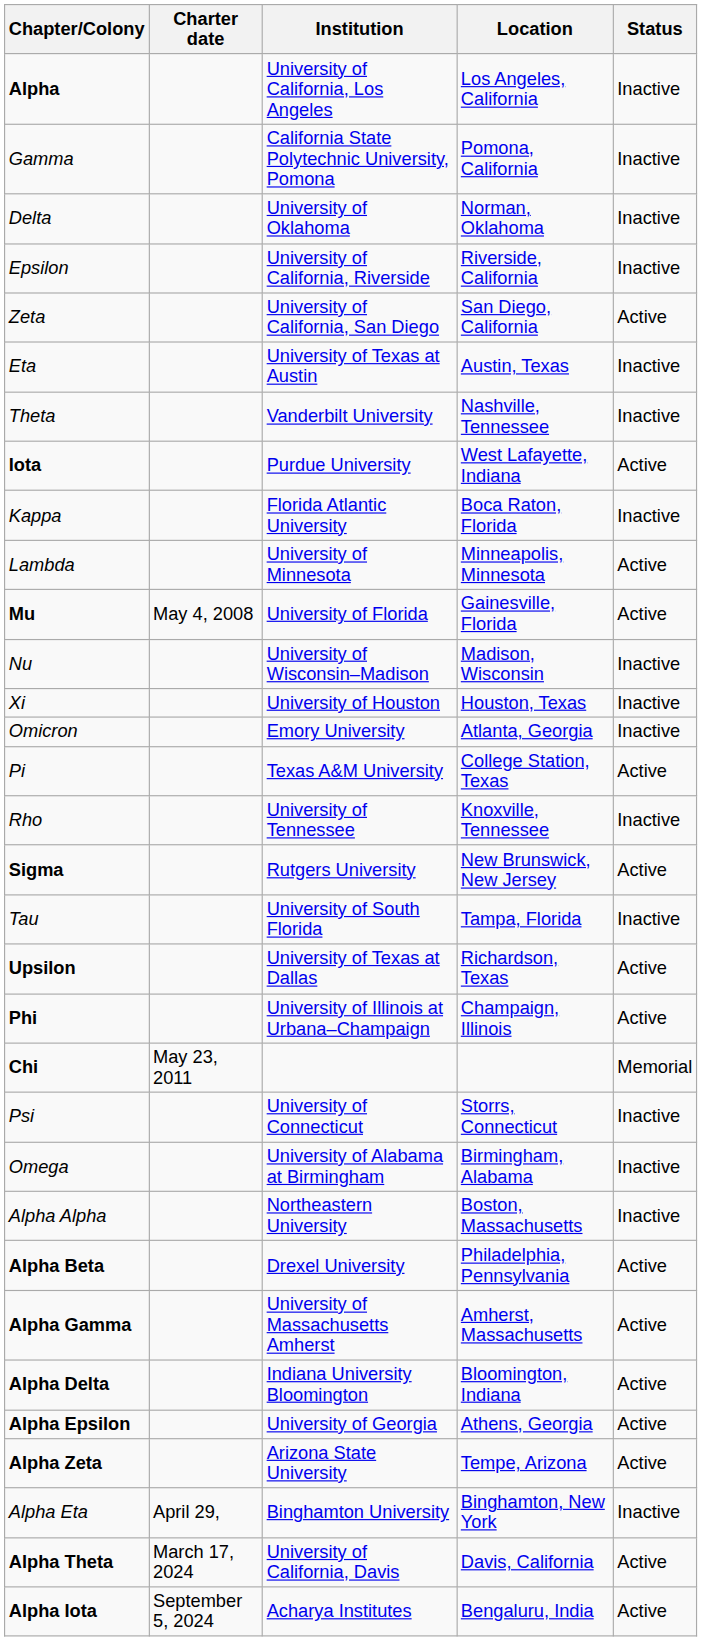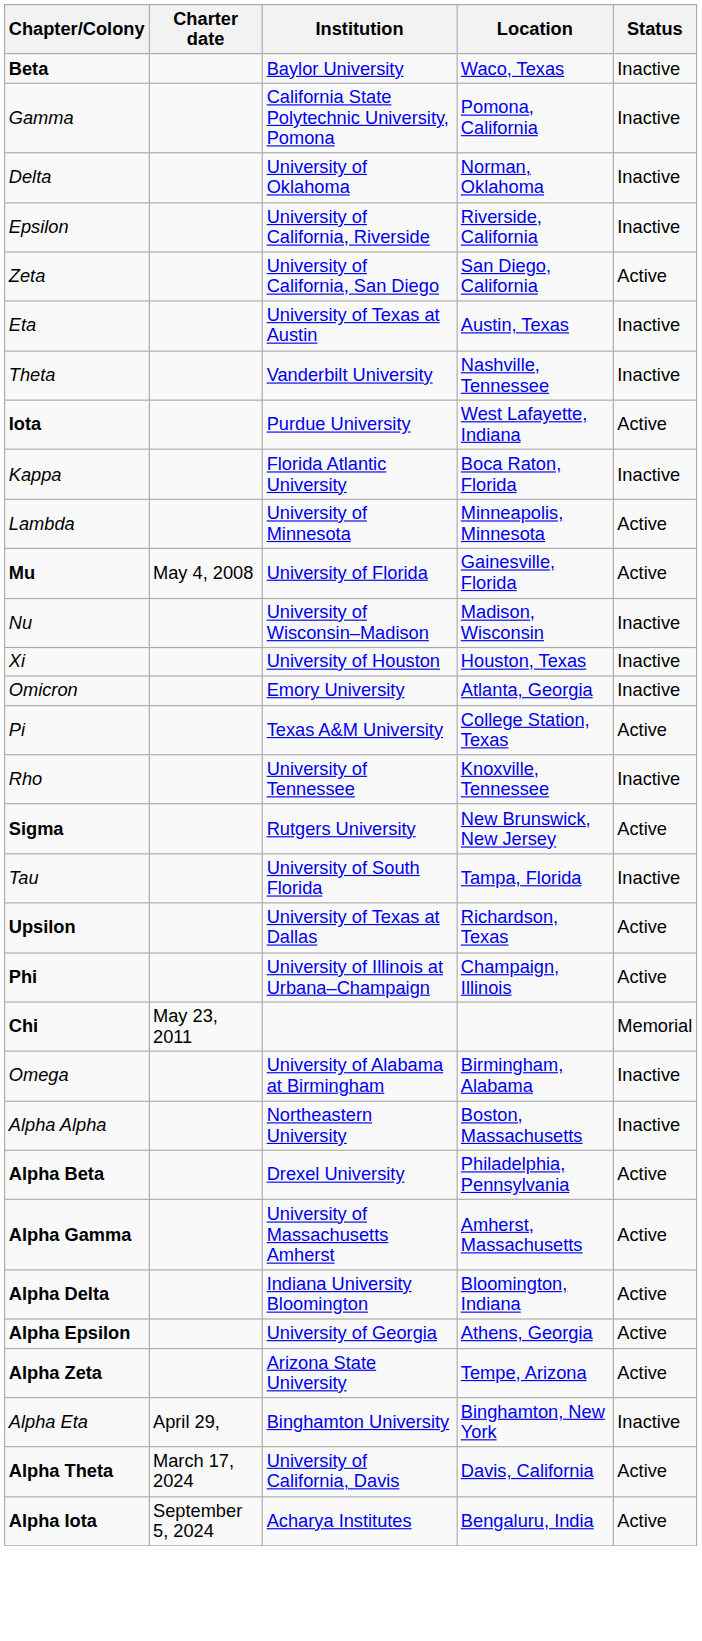- row: (34, 88)
+ row: (29, 68)
- row: (21, 1117)
